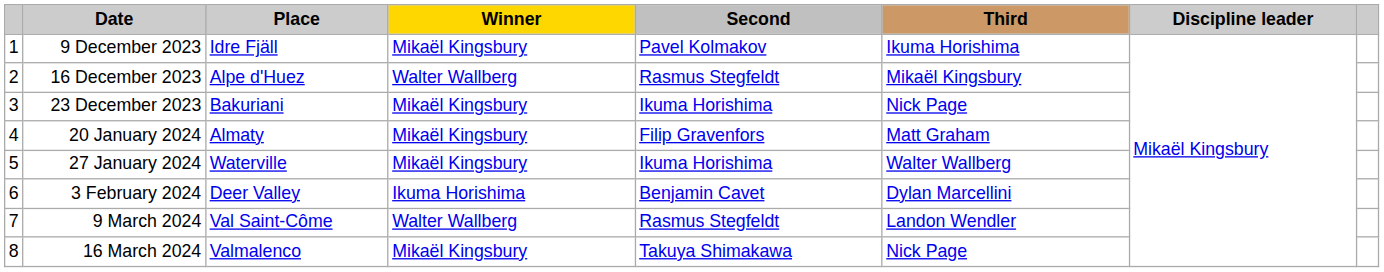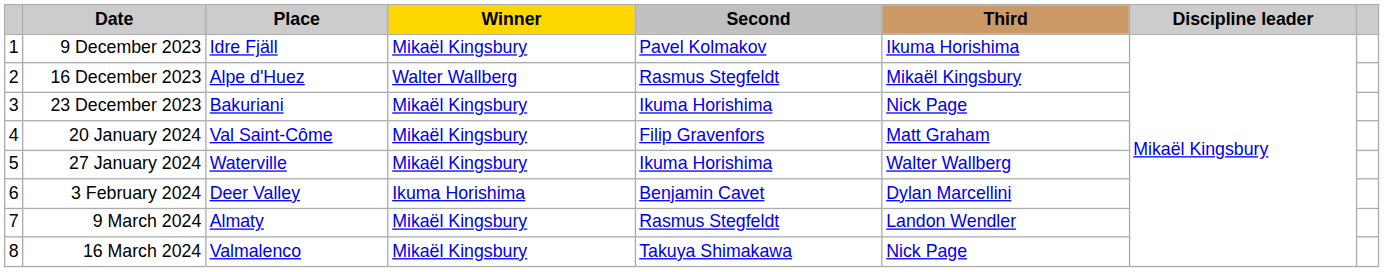(237, 134) Almaty -> (271, 134) Val Saint-Côme
(271, 221) Val Saint-Côme -> (237, 221) Almaty
(455, 221) Walter Wallberg -> (460, 221) Mikaël Kingsbury
